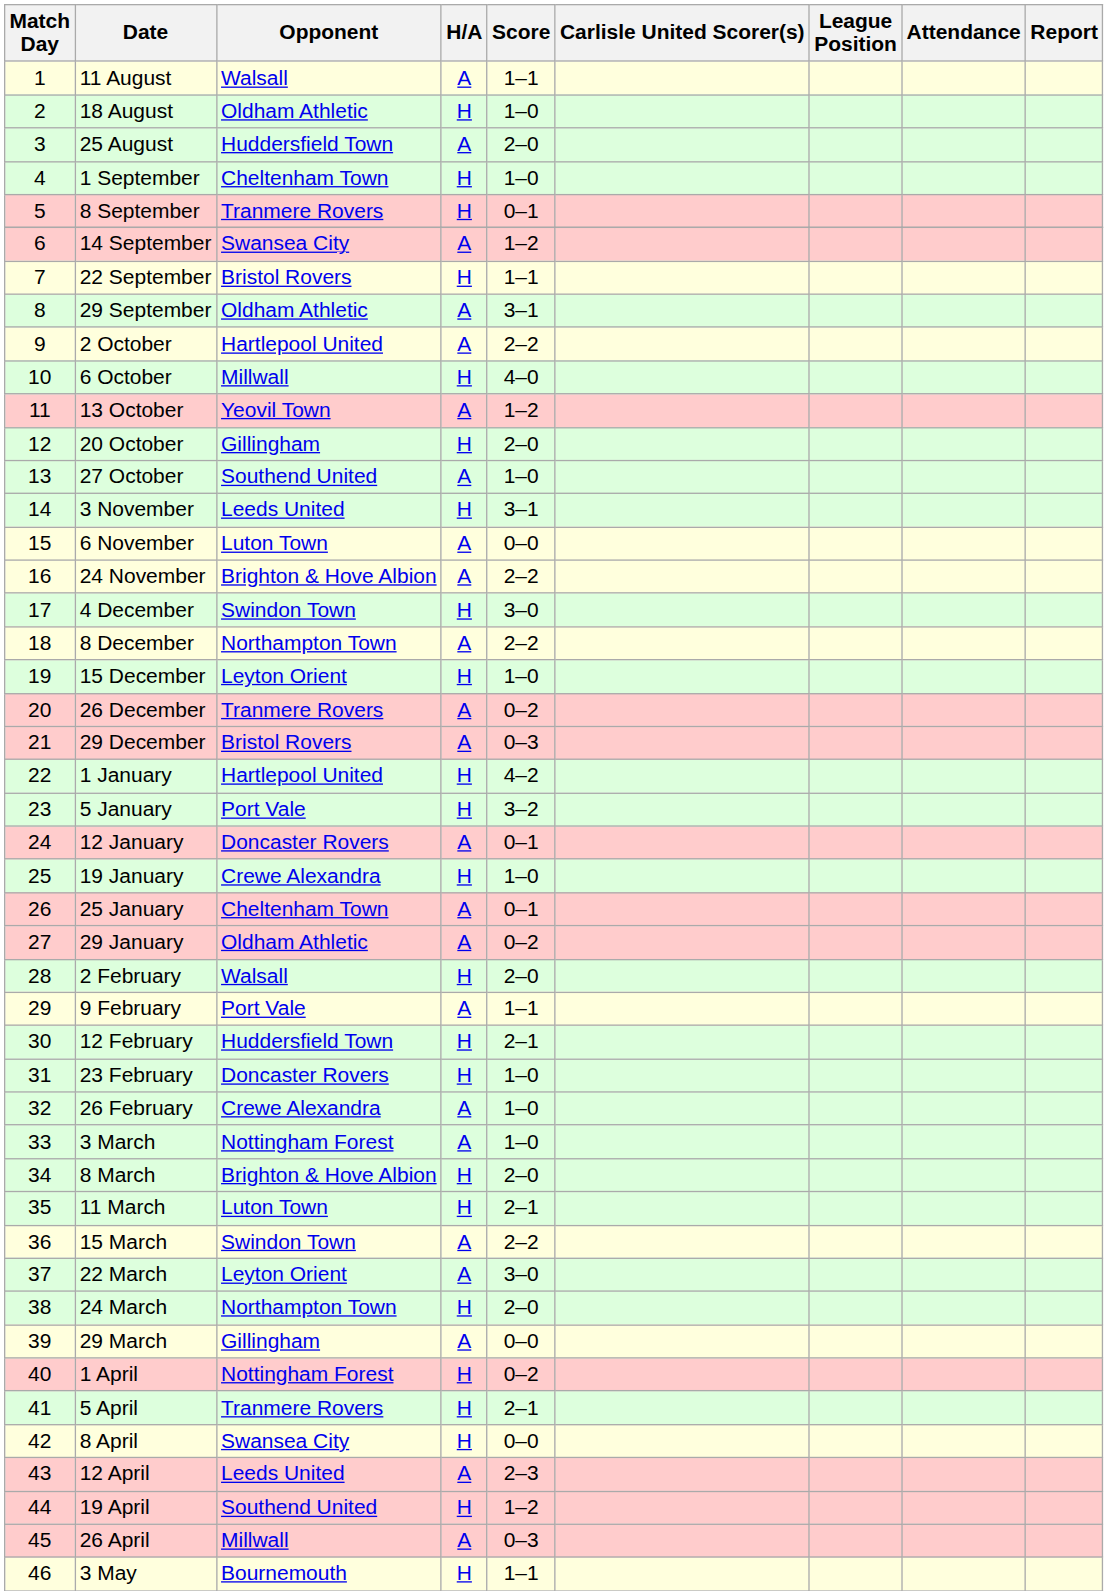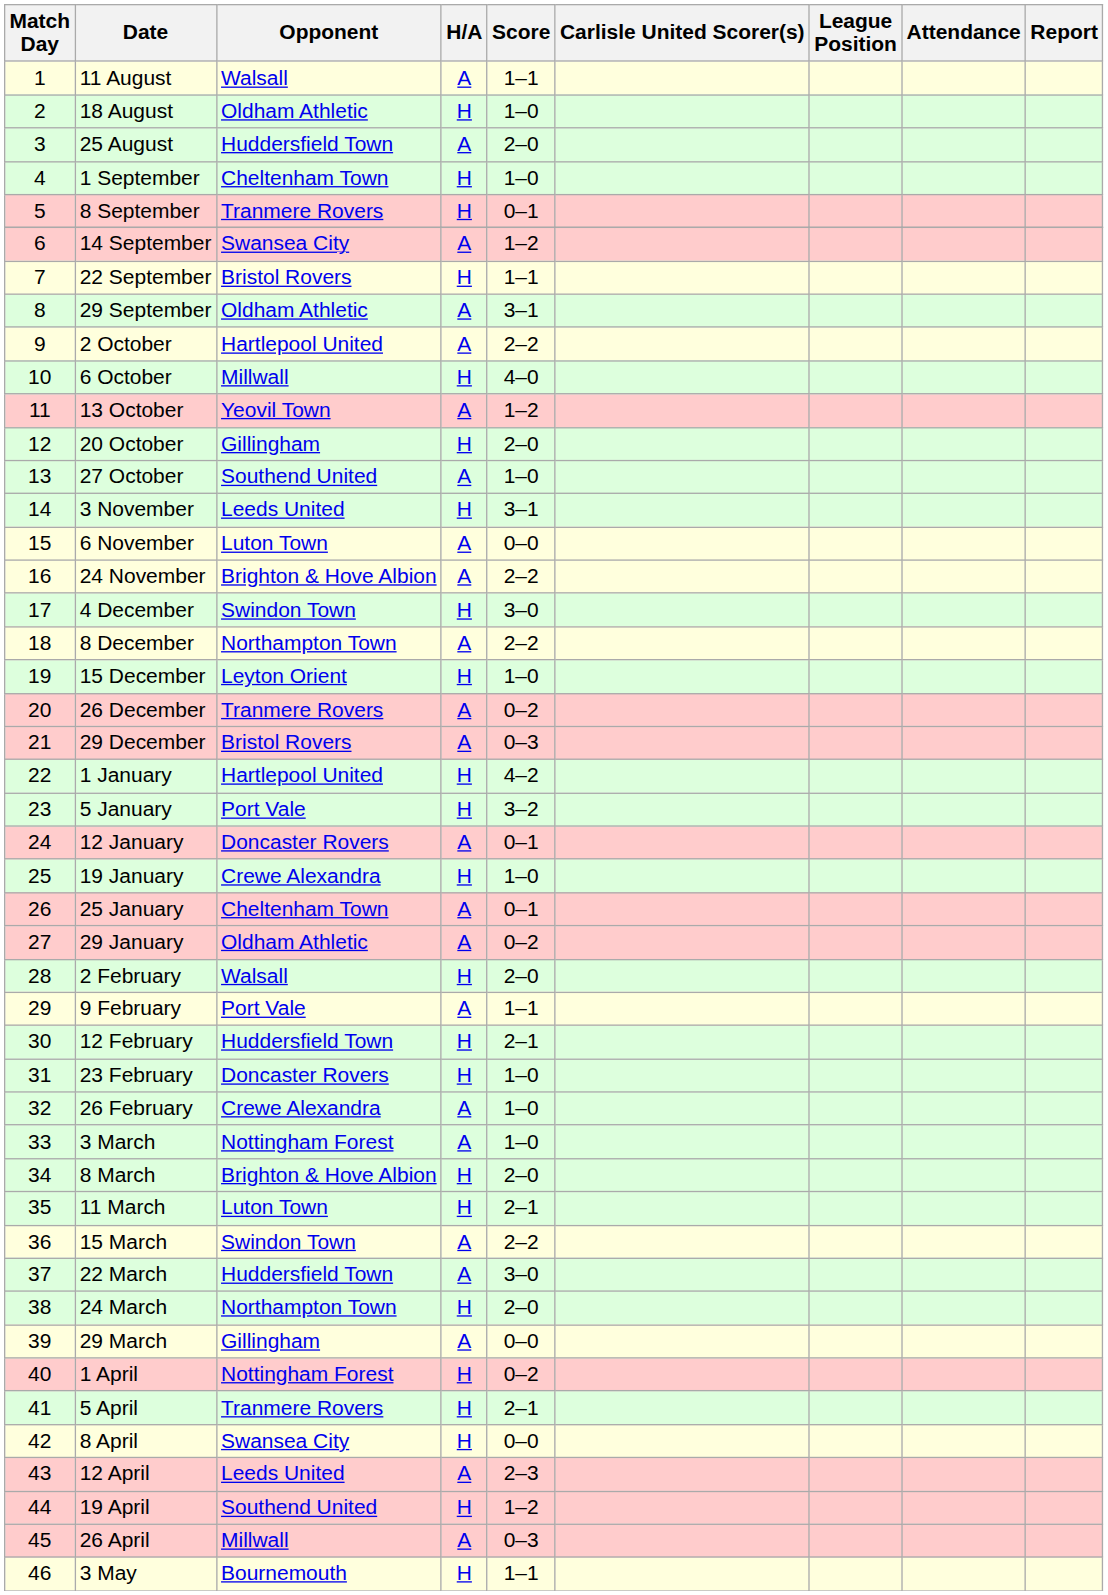(284, 1274) Leyton Orient -> (307, 1274) Huddersfield Town
